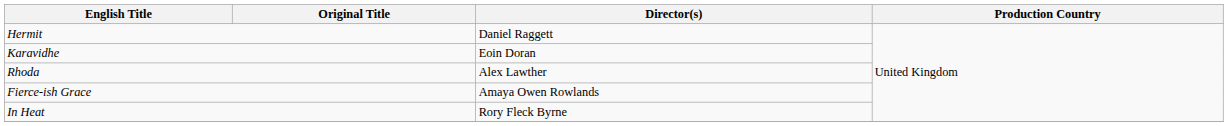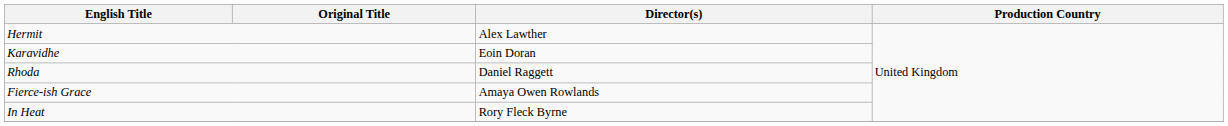(516, 33) Daniel Raggett -> (513, 33) Alex Lawther
(513, 72) Alex Lawther -> (516, 72) Daniel Raggett
